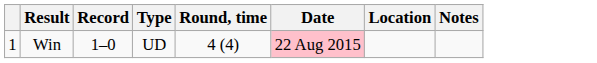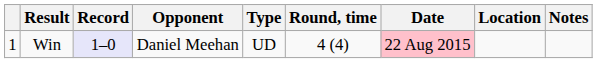+ column: (188, 17)
(103, 44) no background -> (103, 44) lavender background
